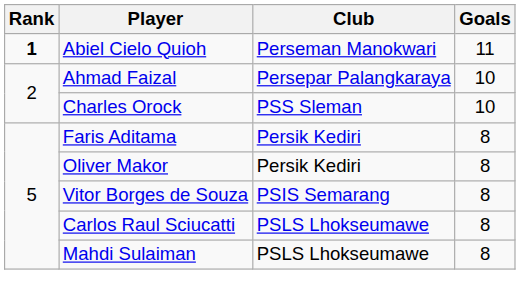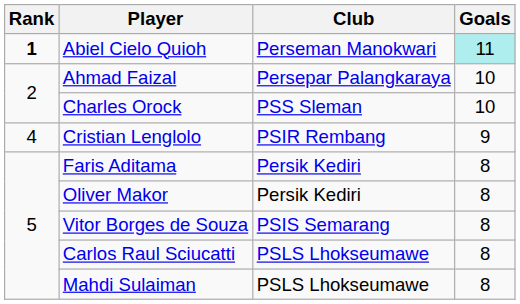(485, 48) no background -> (485, 48) paleturquoise background
+ row: (132, 136)
